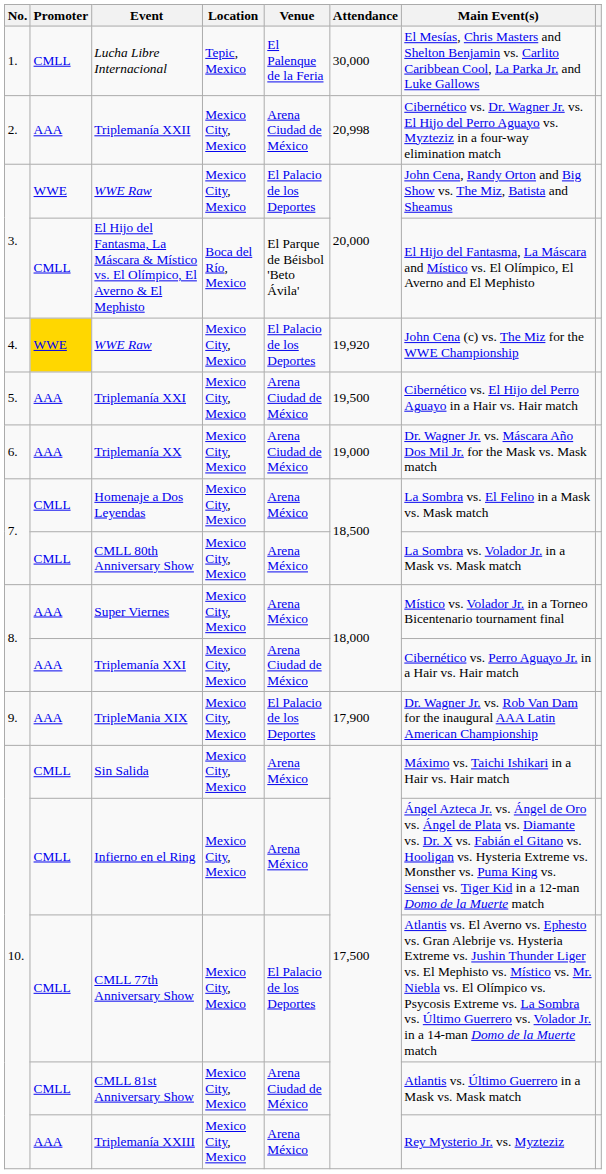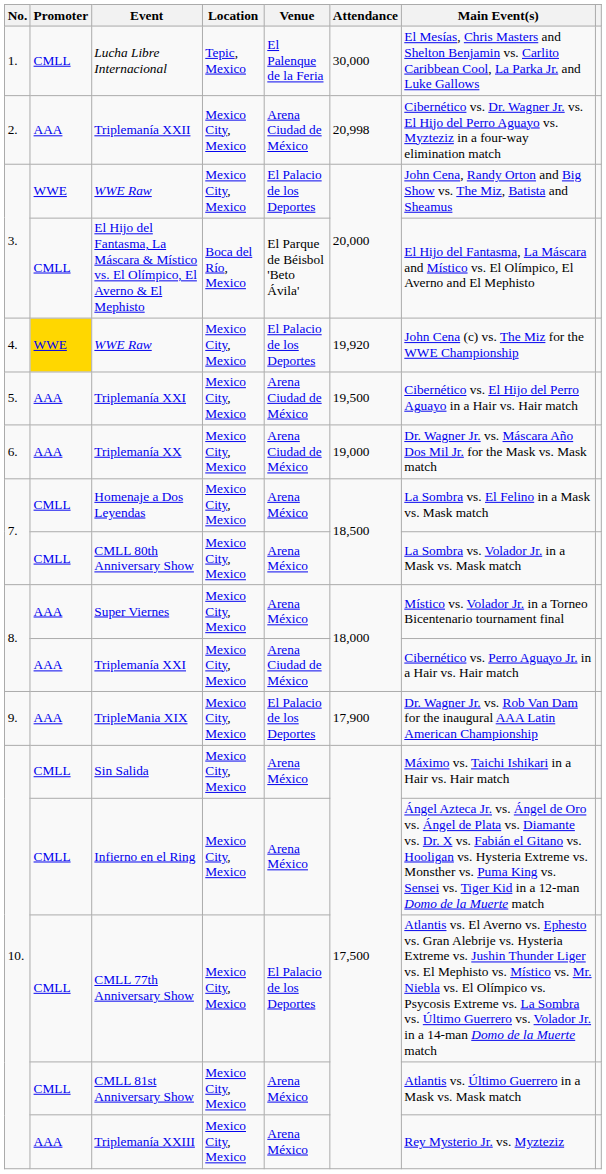(294, 1088) Arena Ciudad de México -> (288, 1088) Arena México
